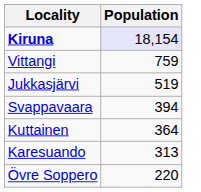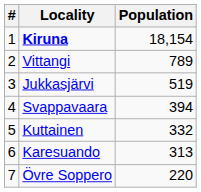+ column: (12, 15)
(156, 38) lavender background -> (171, 38) no background
(166, 61) 759 -> (181, 61) 789
(166, 130) 364 -> (181, 130) 332
